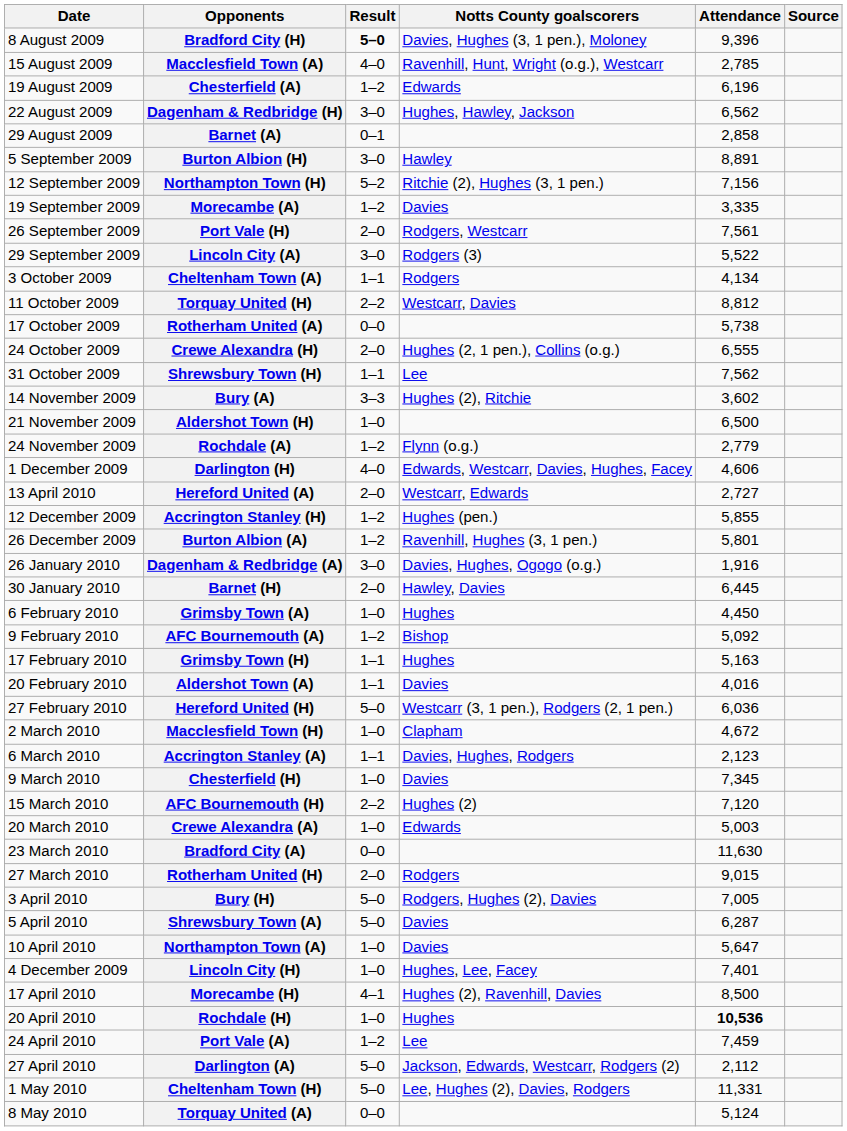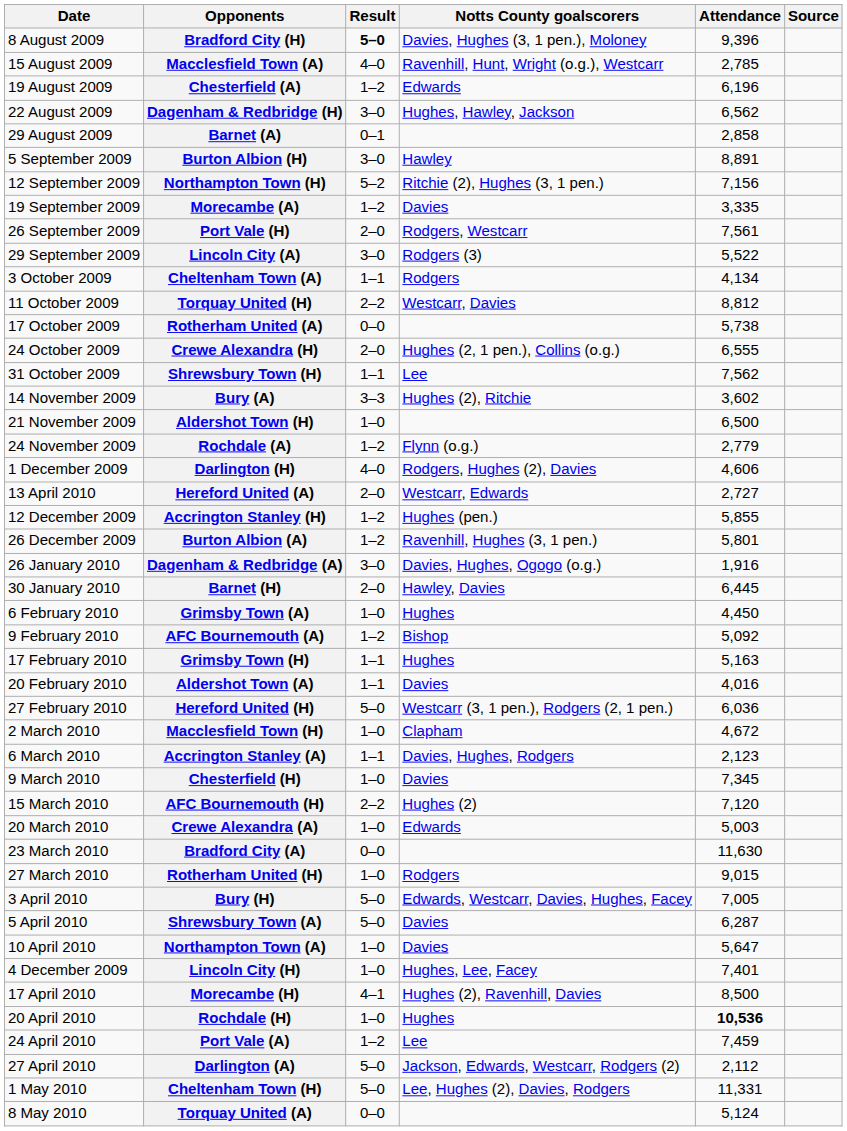(547, 469) Edwards, Westcarr, Davies, Hughes, Facey -> (499, 469) Rodgers, Hughes (2), Davies
(372, 875) 2–0 -> (372, 875) 1–0
(499, 898) Rodgers, Hughes (2), Davies -> (547, 898) Edwards, Westcarr, Davies, Hughes, Facey
